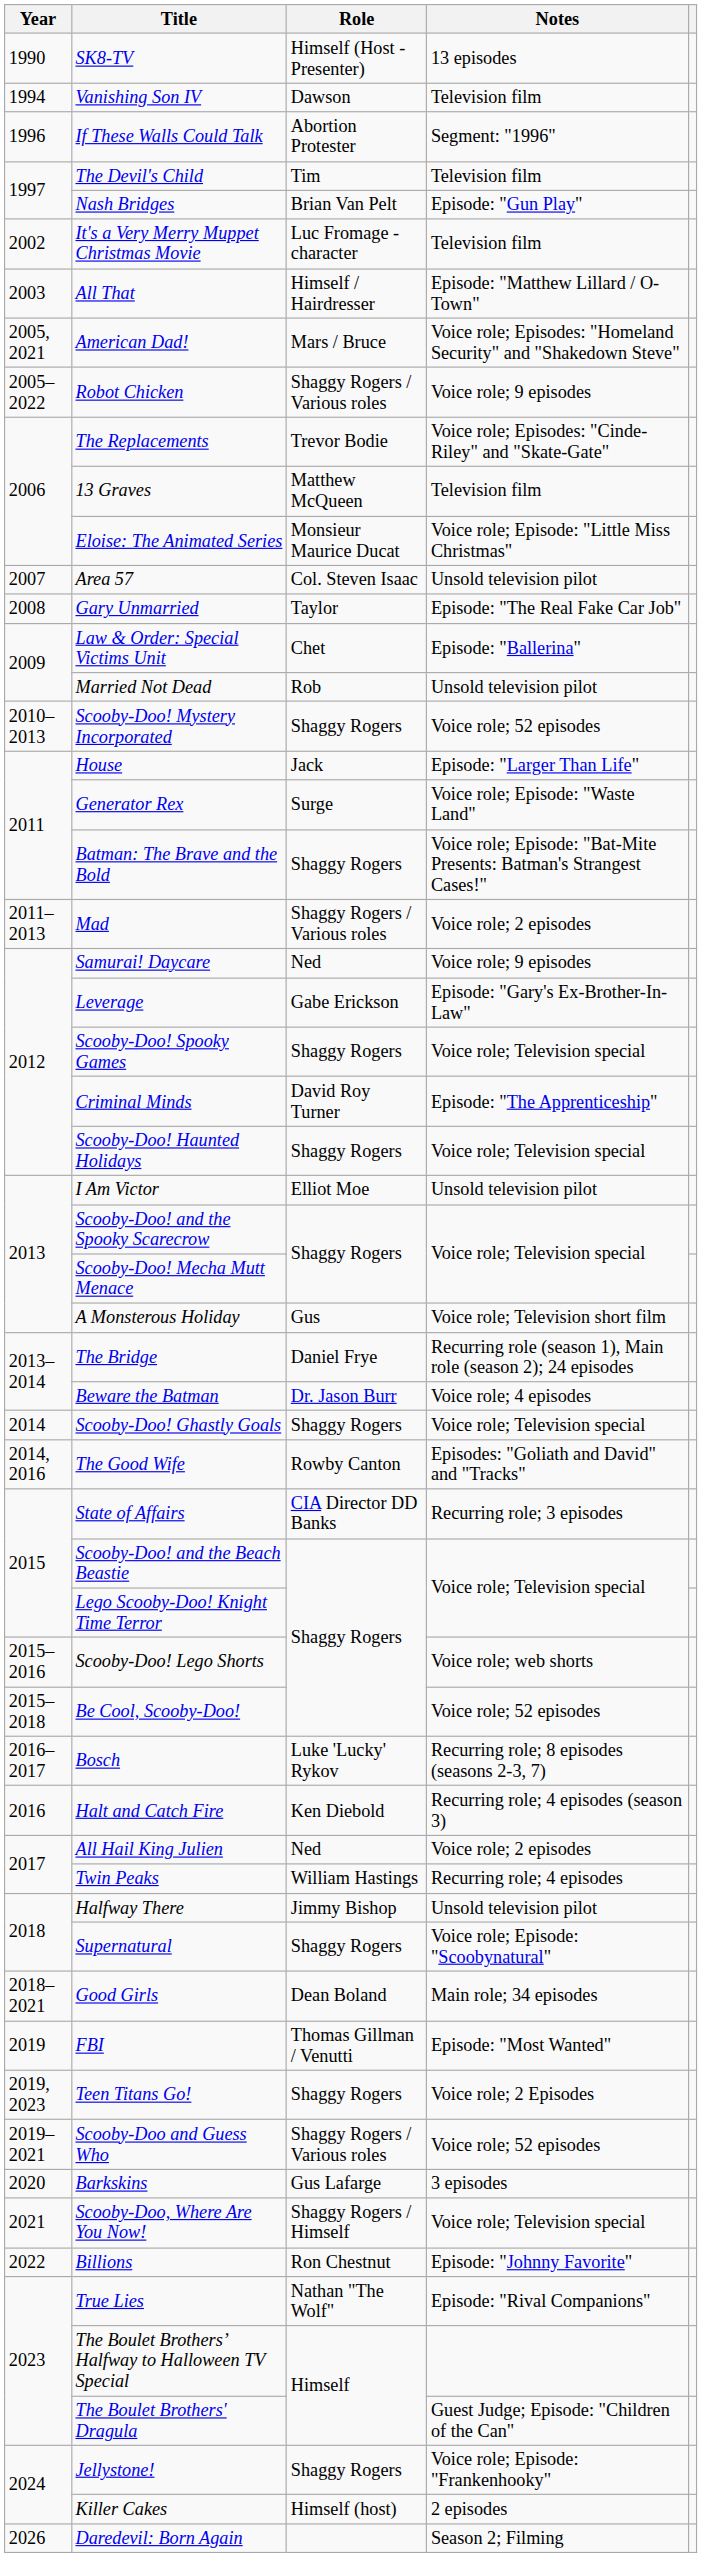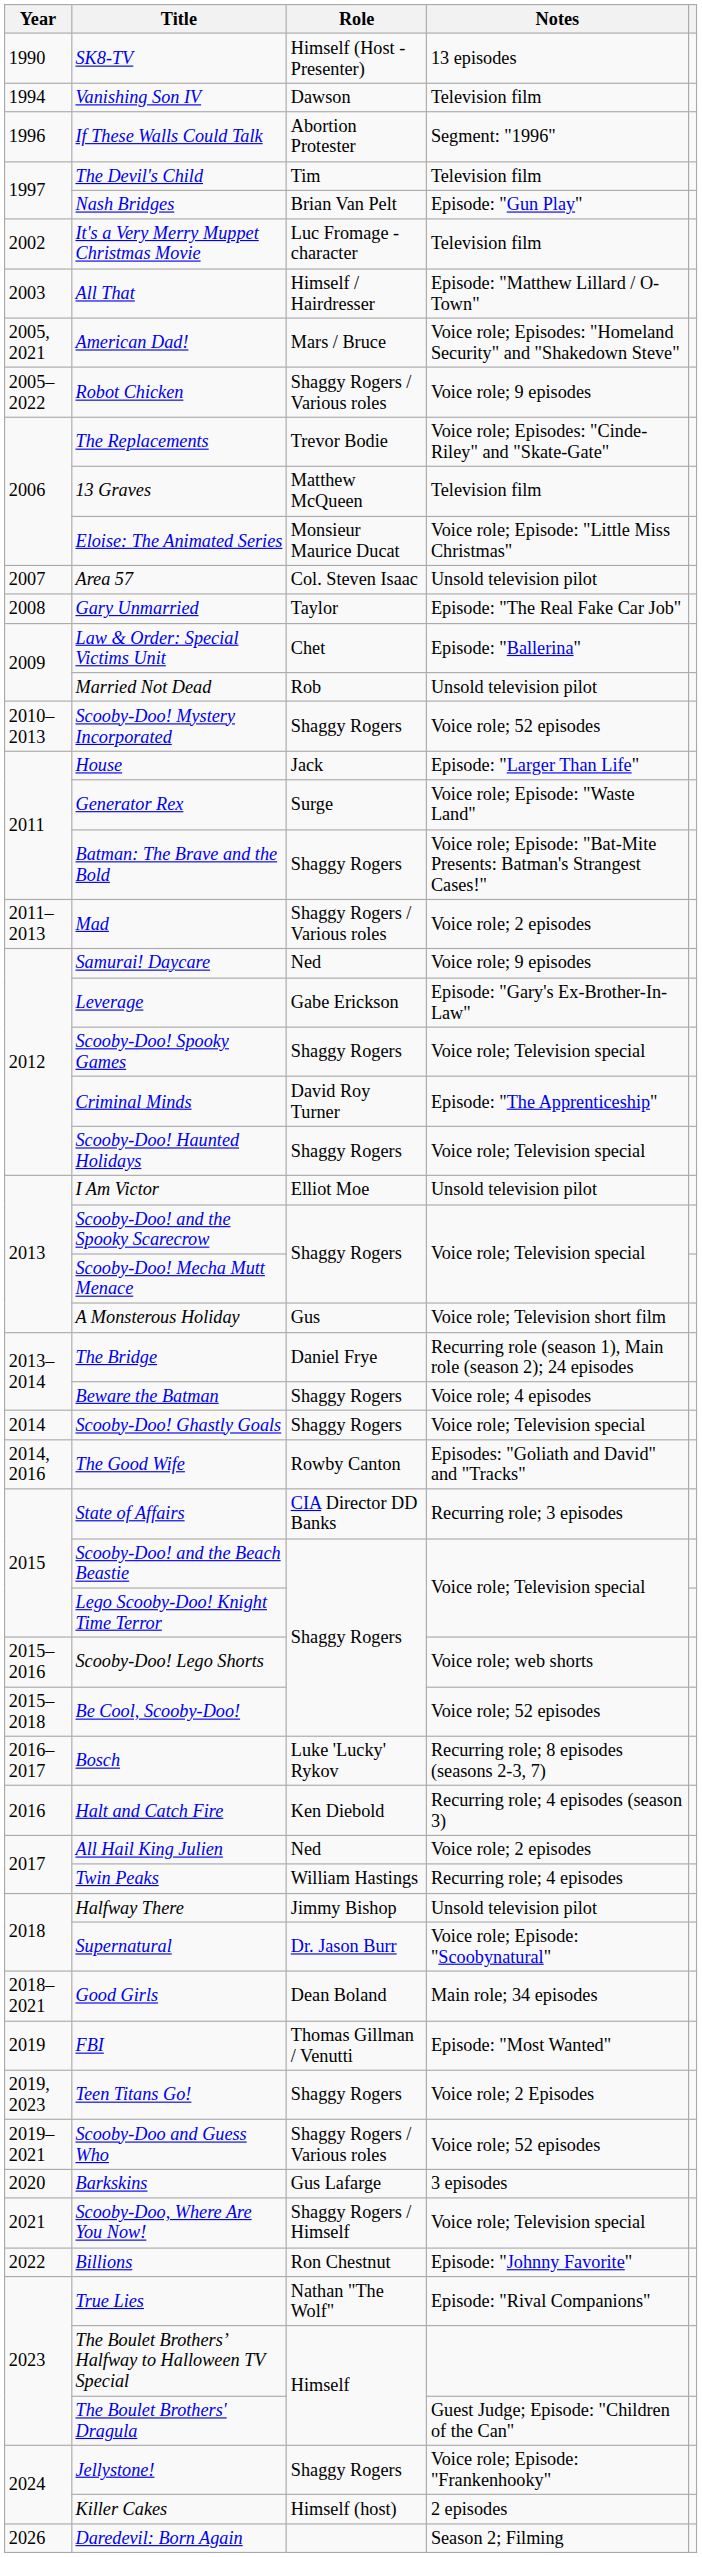(344, 1396) Dr. Jason Burr -> (346, 1396) Shaggy Rogers
(346, 1946) Shaggy Rogers -> (344, 1946) Dr. Jason Burr
